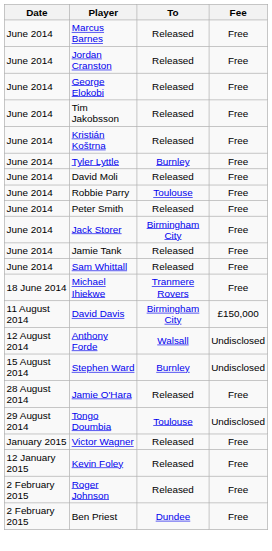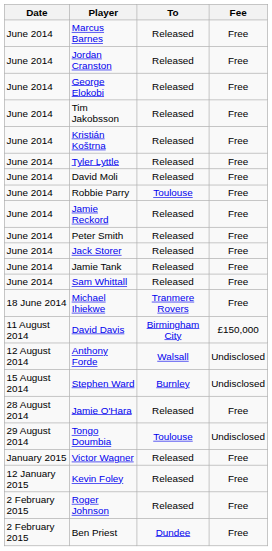(173, 161) Burnley -> (173, 161) Released
+ row: (90, 214)
(173, 230) Birmingham City -> (173, 251) Released
